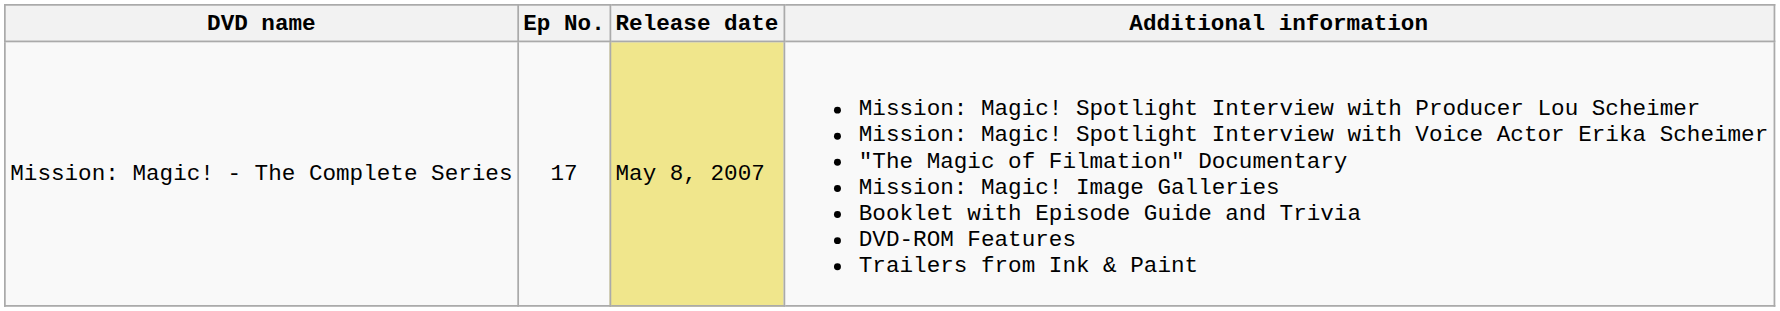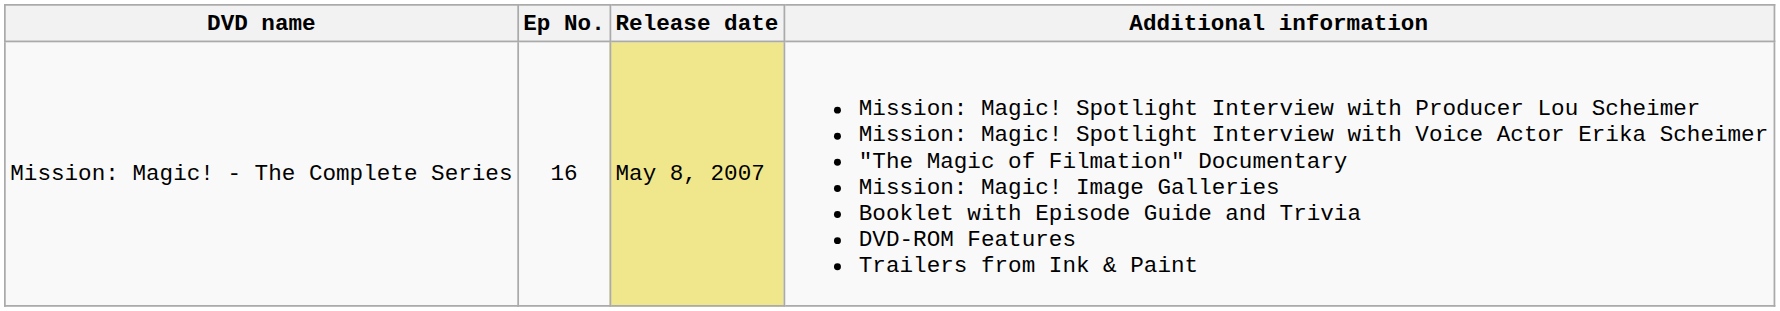(564, 174) 17 -> (564, 174) 16
